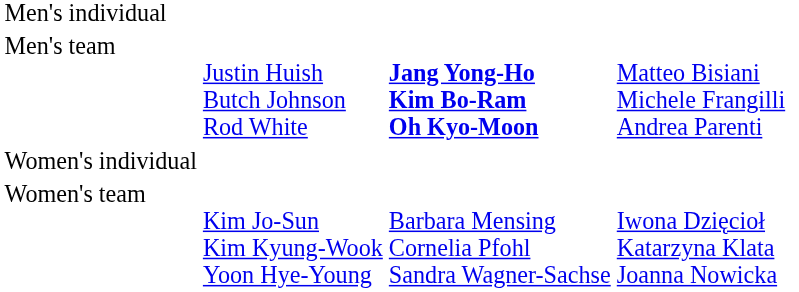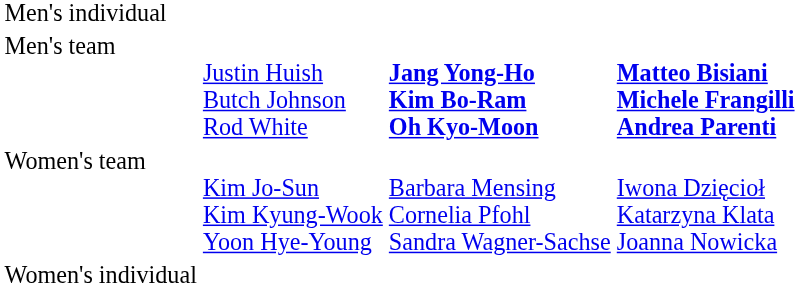(701, 100) normal -> (706, 100) bold
rows swapped: (101, 160) <-> (75, 194)
